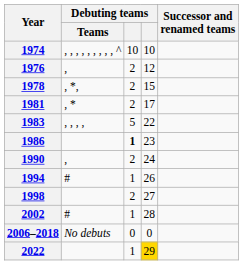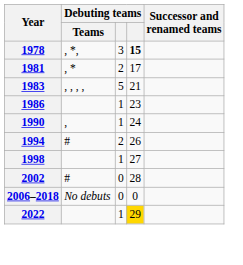- row: (33, 50)
- row: (33, 68)
(132, 86) 2 -> (121, 50) 3
(149, 86) normal -> (135, 50) bold
(149, 123) 22 -> (135, 86) 21
(132, 141) bold -> (121, 104) normal
(132, 159) 2 -> (121, 123) 1
(132, 178) 1 -> (121, 141) 2
(132, 196) 2 -> (121, 159) 1
(132, 214) 1 -> (121, 178) 0
